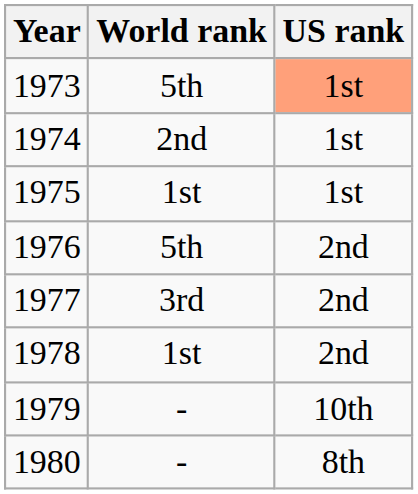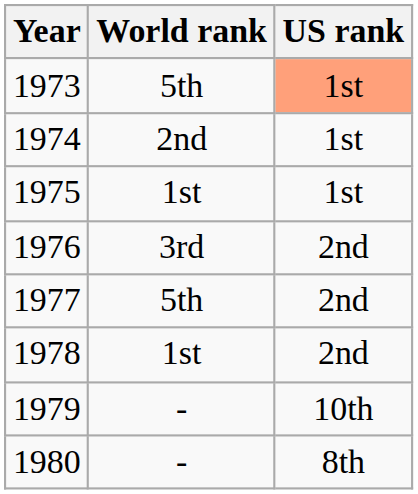(182, 246) 5th -> (182, 246) 3rd
(182, 300) 3rd -> (182, 300) 5th
